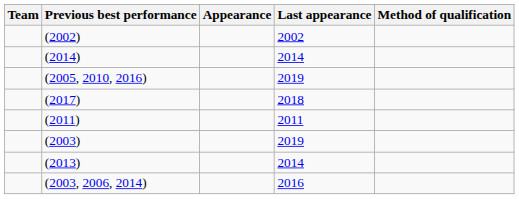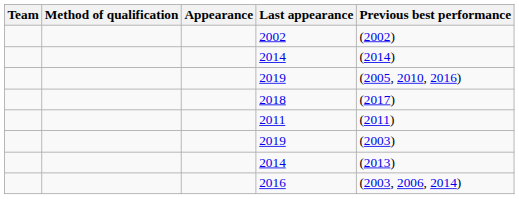columns swapped: (444, 15) <-> (121, 15)
